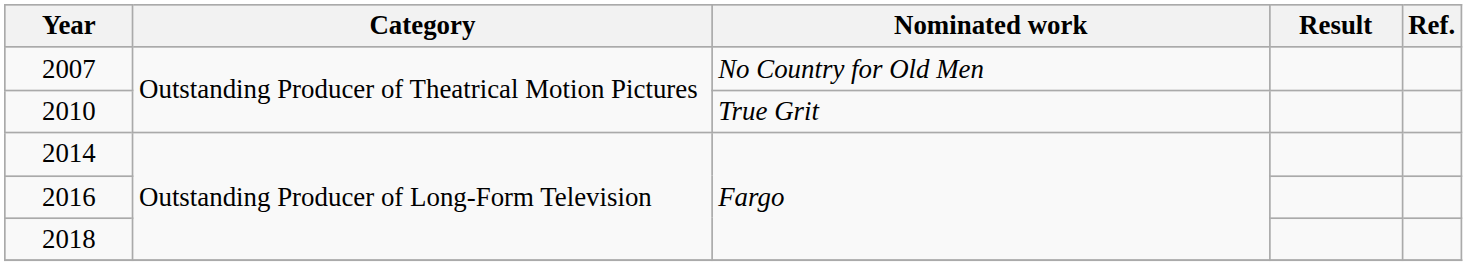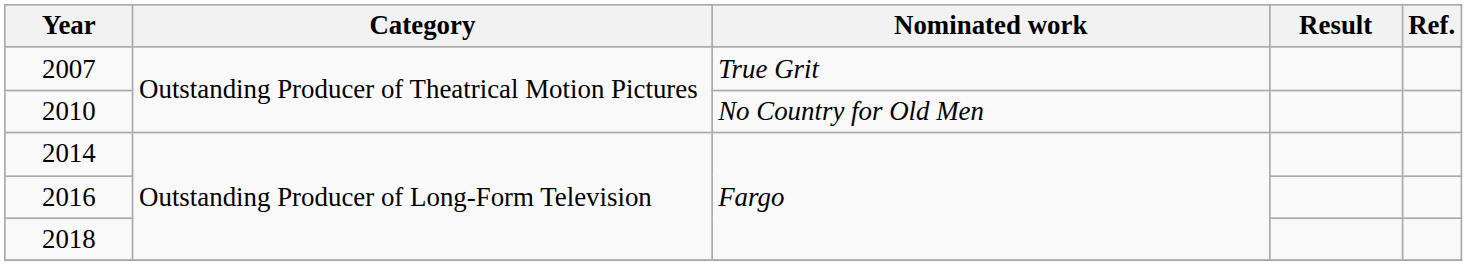(851, 68) No Country for Old Men -> (769, 68) True Grit
(769, 111) True Grit -> (851, 111) No Country for Old Men
